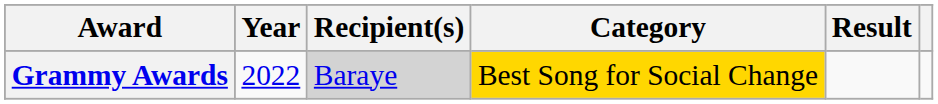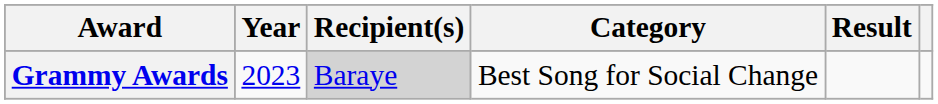(271, 74) 2022 -> (271, 74) 2023
(648, 74) gold background -> (648, 74) no background
